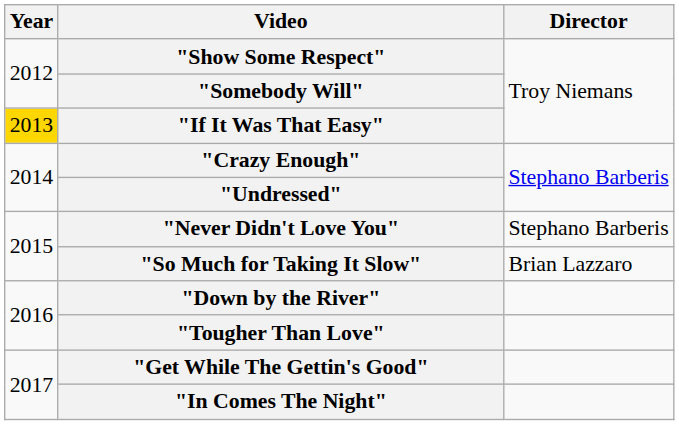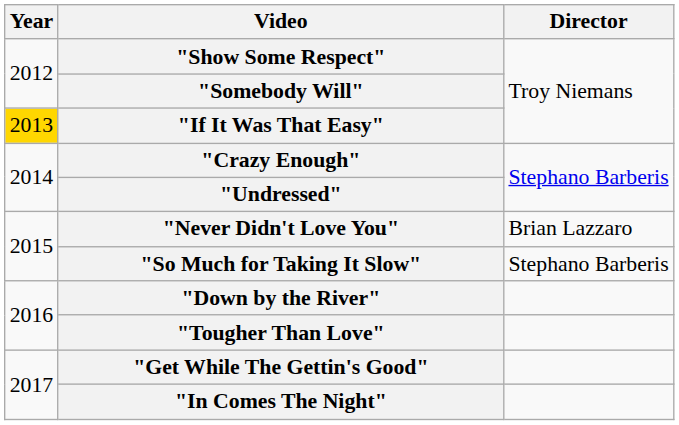(589, 228) Stephano Barberis -> (570, 228) Brian Lazzaro
(570, 263) Brian Lazzaro -> (589, 263) Stephano Barberis
